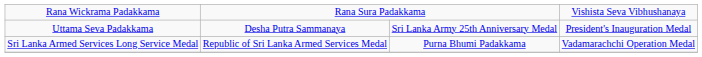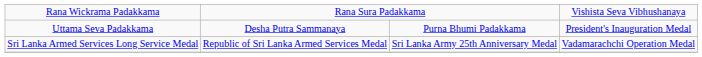(474, 28) Sri Lanka Army 25th Anniversary Medal -> (474, 28) Purna Bhumi Padakkama
(474, 44) Purna Bhumi Padakkama -> (474, 44) Sri Lanka Army 25th Anniversary Medal
